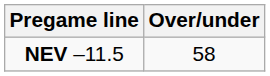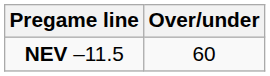(204, 53) 58 -> (204, 53) 60
